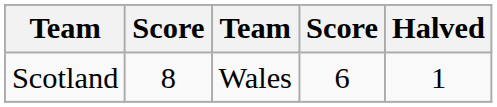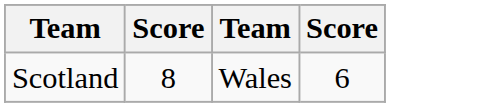- column: (438, 28)
